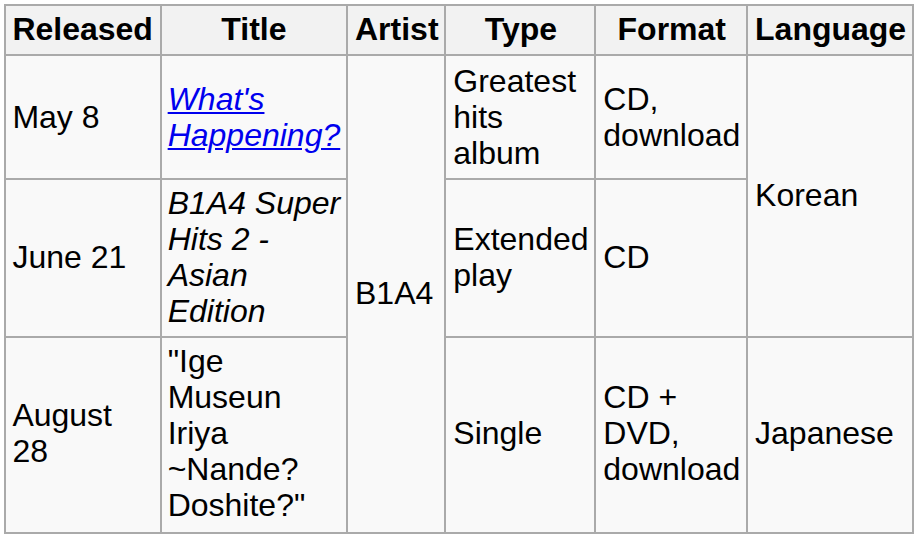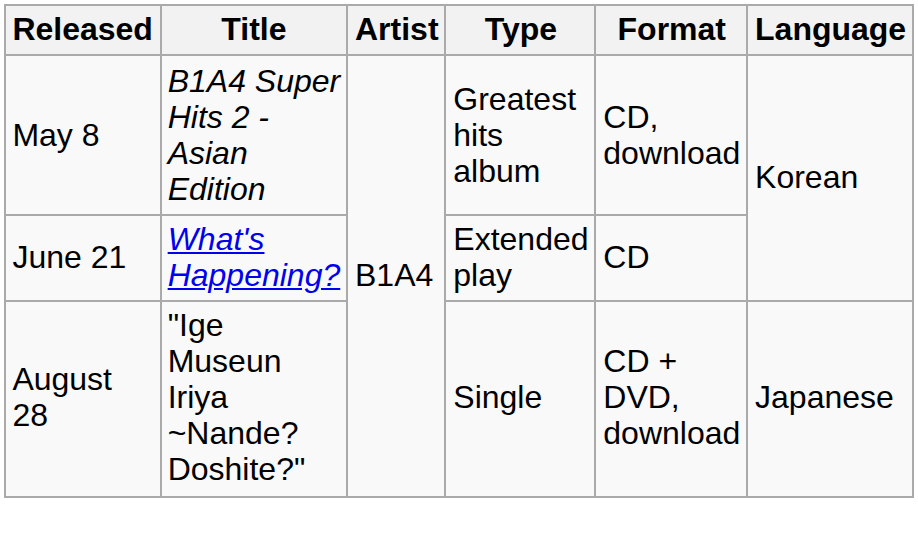(254, 116) What's Happening? -> (254, 134) B1A4 Super Hits 2 - Asian Edition
(254, 257) B1A4 Super Hits 2 - Asian Edition -> (254, 257) What's Happening?
